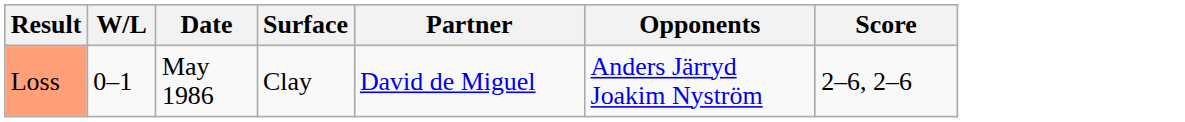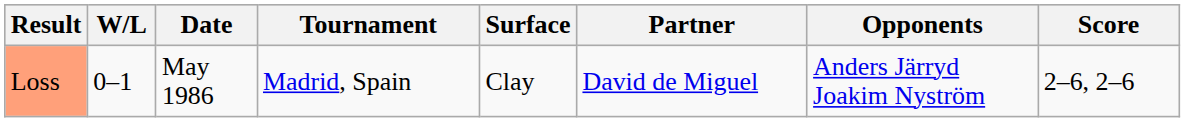+ column: (368, 25)
